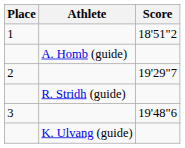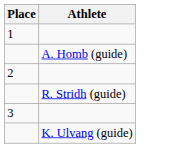- column: (158, 14)
